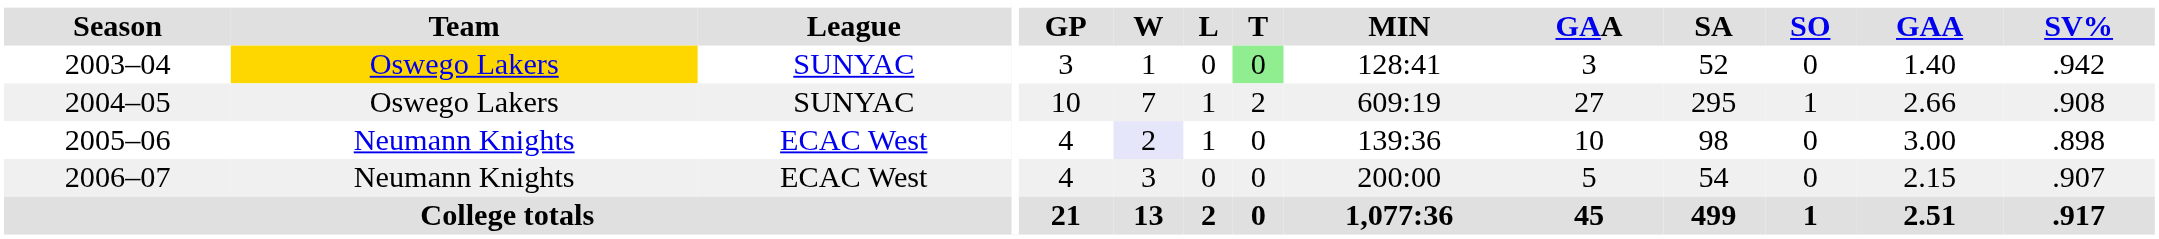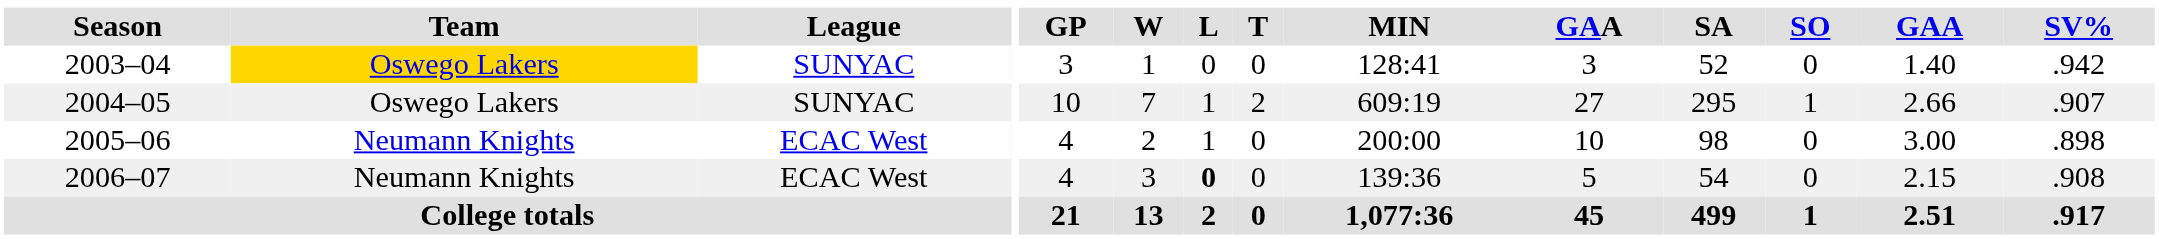(1258, 64) lightgreen background -> (1258, 64) no background
(2079, 101) .908 -> (2079, 101) .907
(1148, 139) lavender background -> (1148, 139) no background
(1399, 139) 139:36 -> (1399, 139) 200:00
(1209, 177) normal -> (1209, 177) bold
(1399, 177) 200:00 -> (1399, 177) 139:36
(2079, 177) .907 -> (2079, 177) .908
